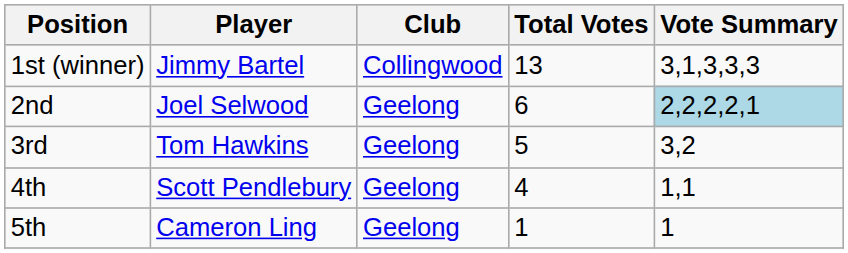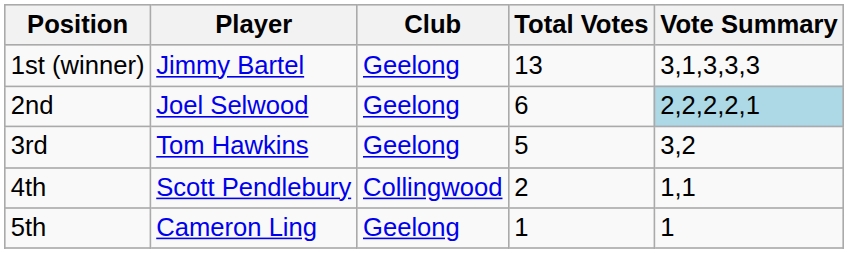(433, 65) Collingwood -> (411, 65) Geelong
(411, 187) Geelong -> (433, 187) Collingwood
(521, 187) 4 -> (521, 187) 2
